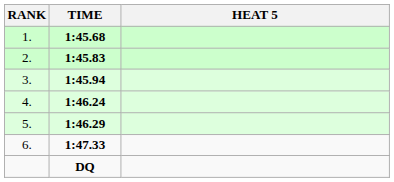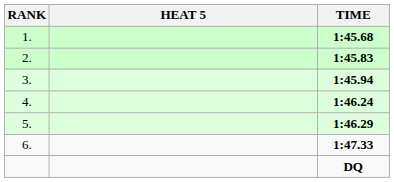columns swapped: (255, 15) <-> (85, 15)
